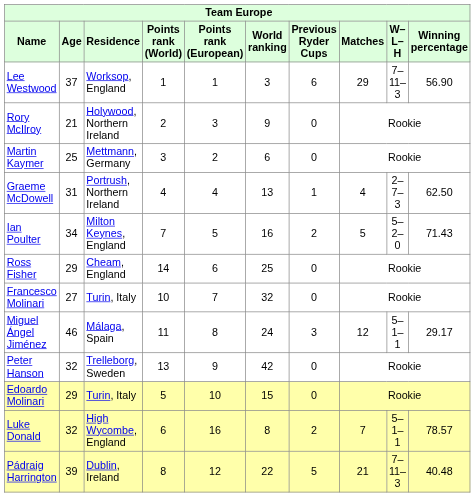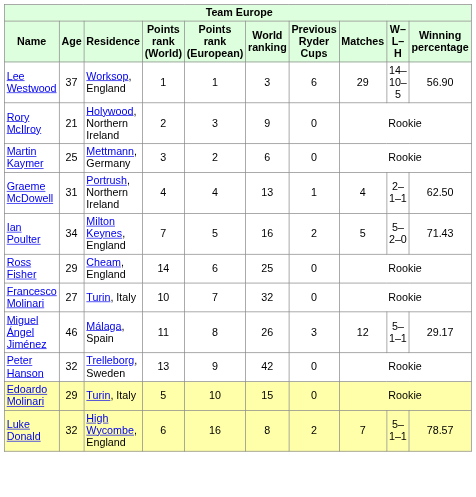(397, 82) 7–11–3 -> (398, 82) 14–10–5
(397, 193) 2–7–3 -> (398, 193) 2–1–1
(267, 332) 24 -> (267, 332) 26
- row: (32, 471)
